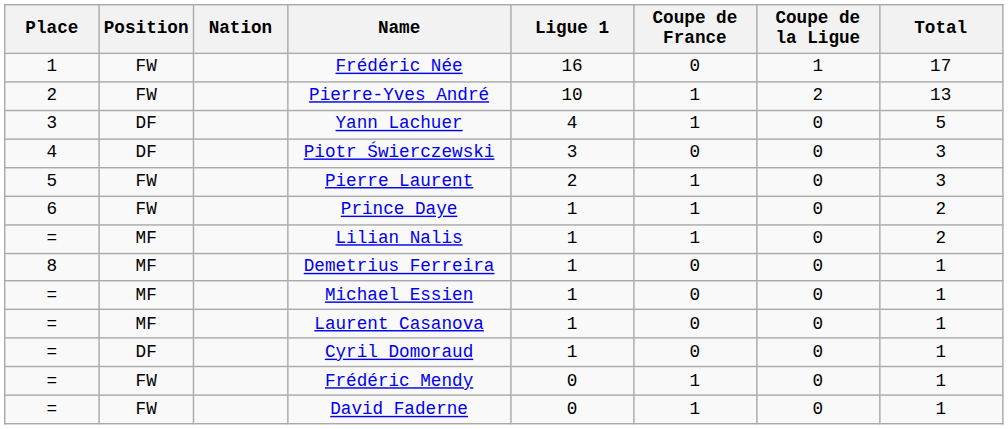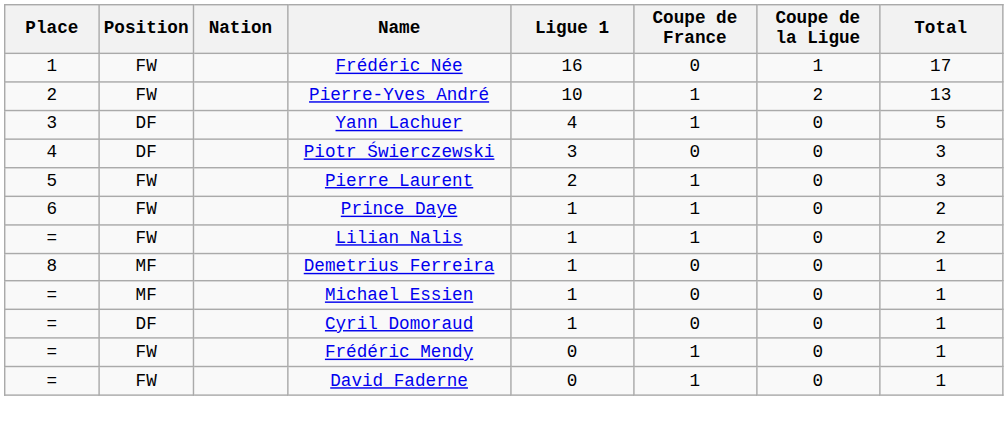(146, 239) MF -> (146, 239) FW
- row: (399, 324)
